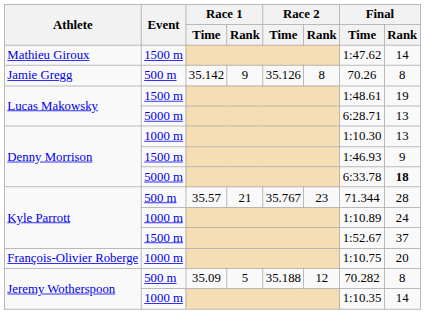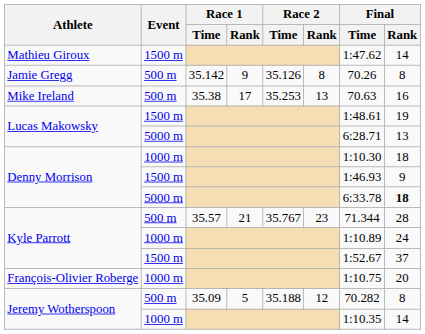+ row: (41, 95)
(402, 136) 13 -> (402, 156) 18
